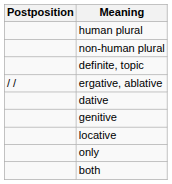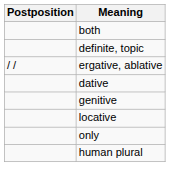rows swapped: (111, 30) <-> (90, 170)
- row: (122, 48)
